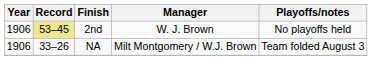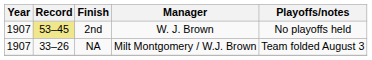(19, 30) 1906 -> (19, 30) 1907
(19, 47) 1906 -> (19, 47) 1907
